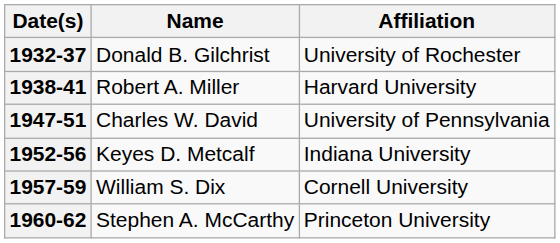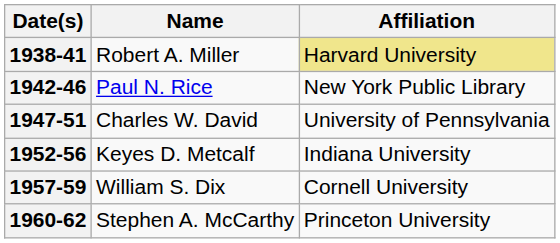- row: (48, 54)
(390, 87) no background -> (390, 54) khaki background
+ row: (48, 87)
